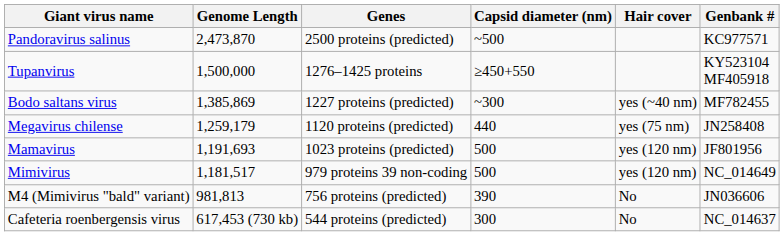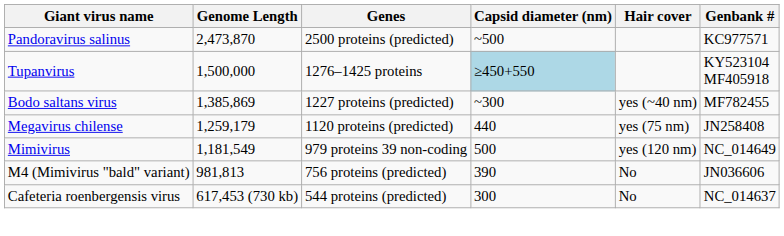(504, 71) no background -> (504, 71) lightblue background
- row: (41, 149)
(226, 172) 1,181,517 -> (226, 149) 1,181,549
